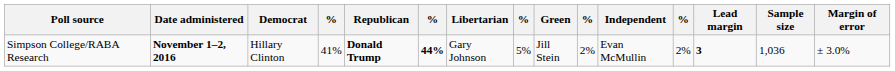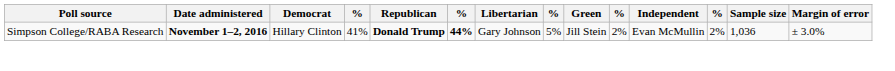- column: (725, 19)
